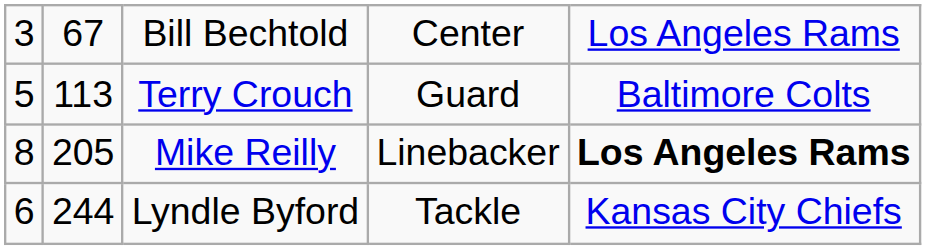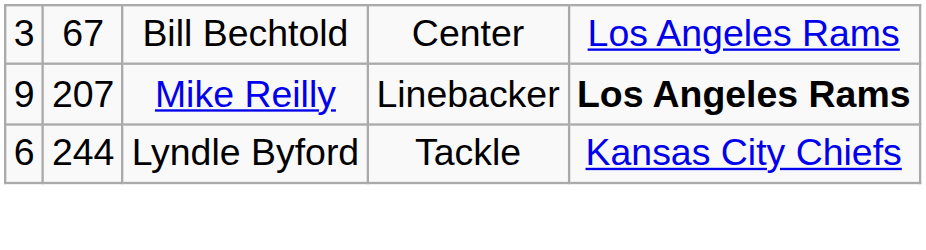- row: (245, 93)
(24, 152) 8 -> (24, 93) 9
(83, 152) 205 -> (83, 93) 207
